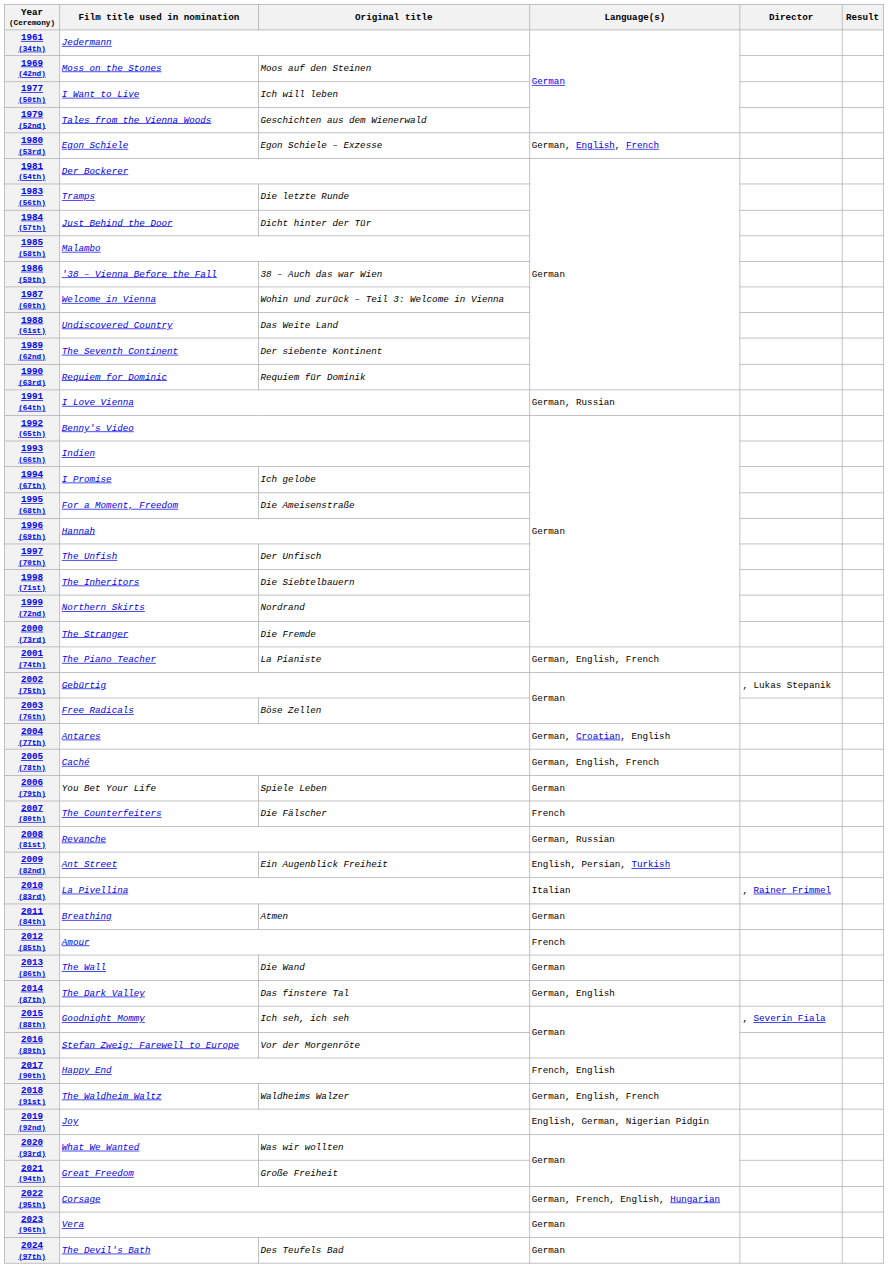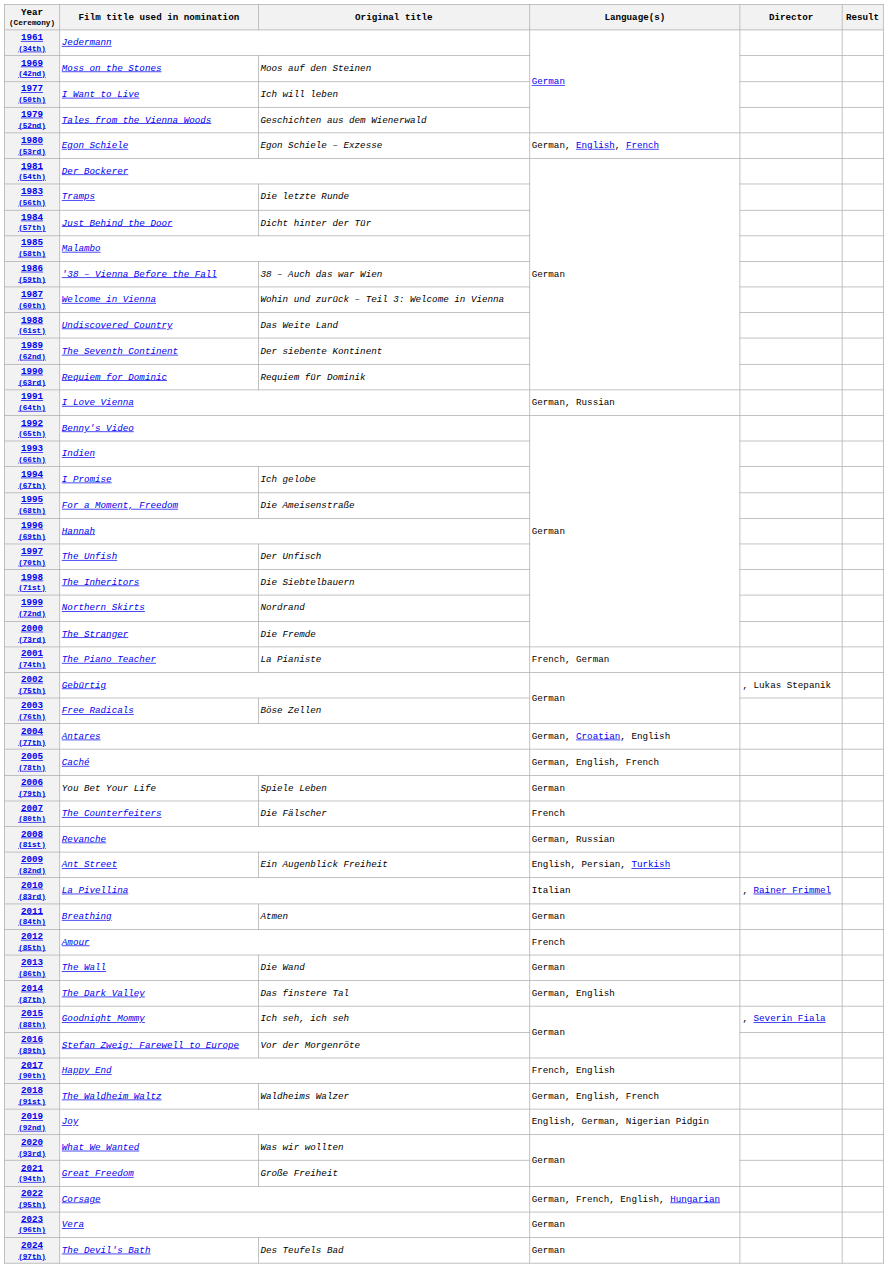(595, 660) German, English, French -> (570, 660) French, German
